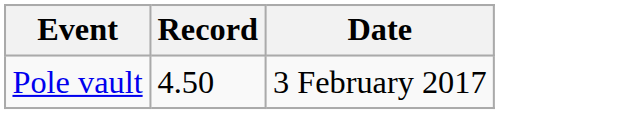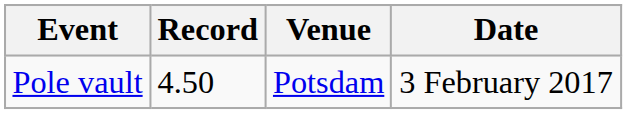+ column: (329, 30)
